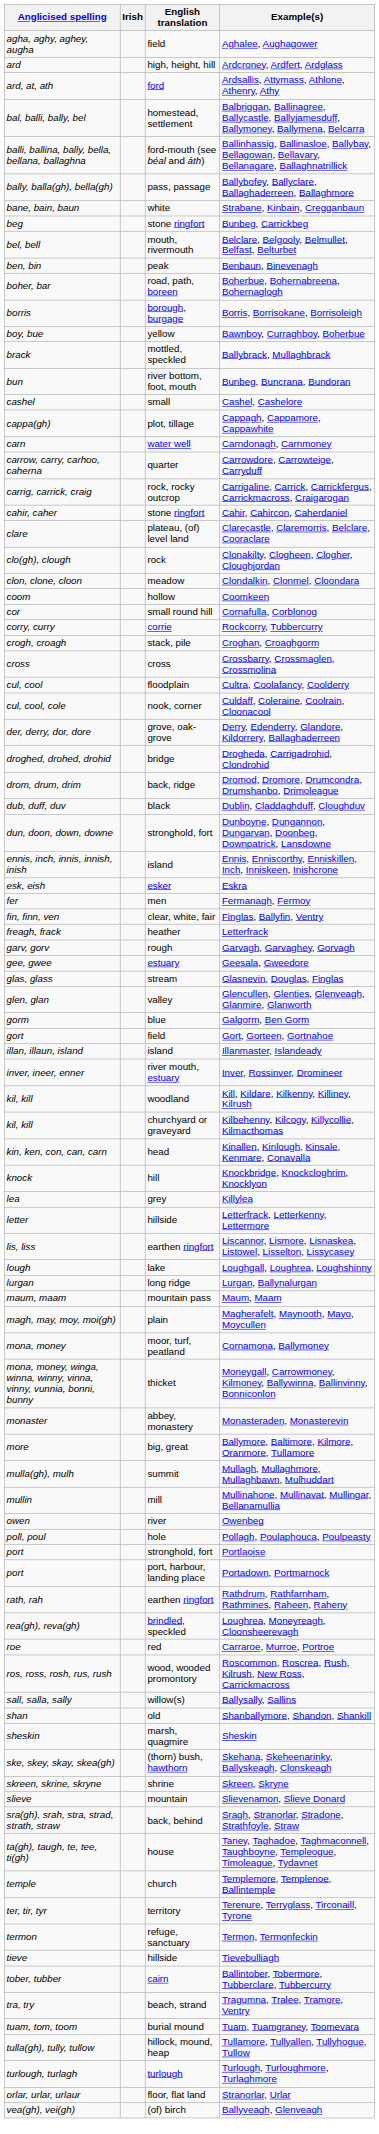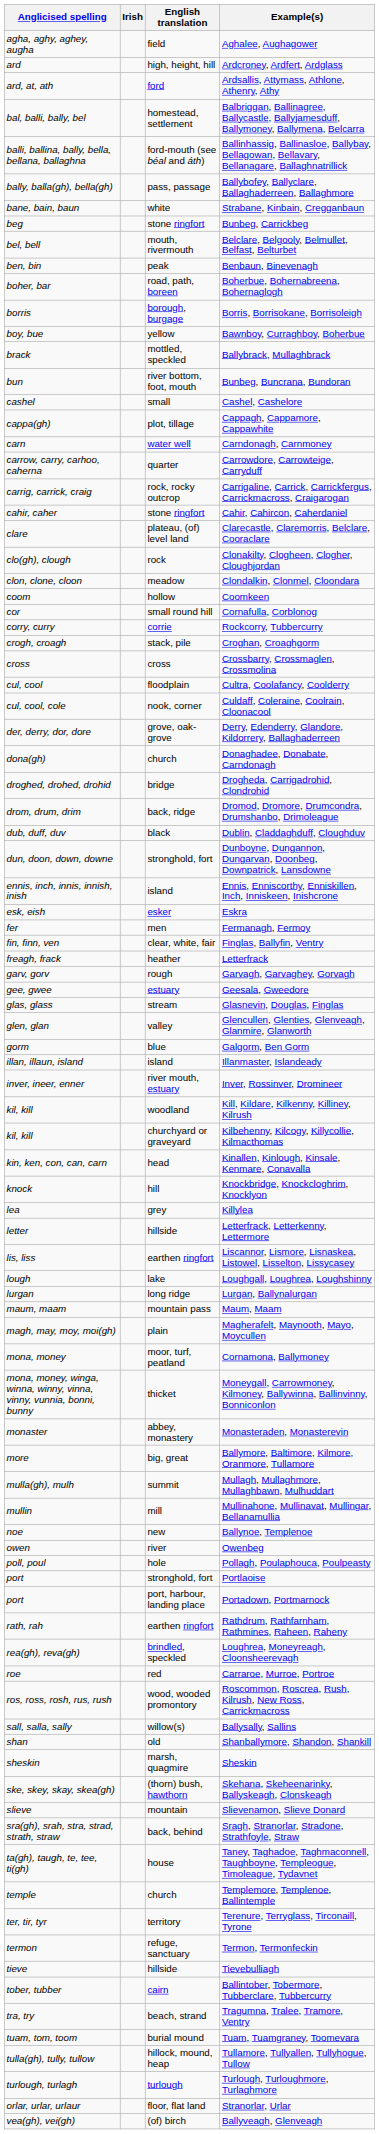+ row: (275, 759)
- row: (278, 1036)
+ row: (267, 1532)
- row: (255, 1784)
